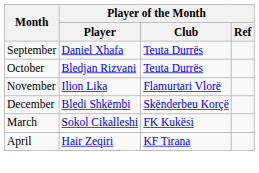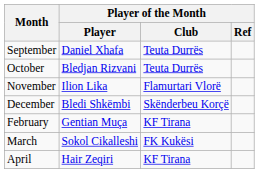+ row: (28, 123)
